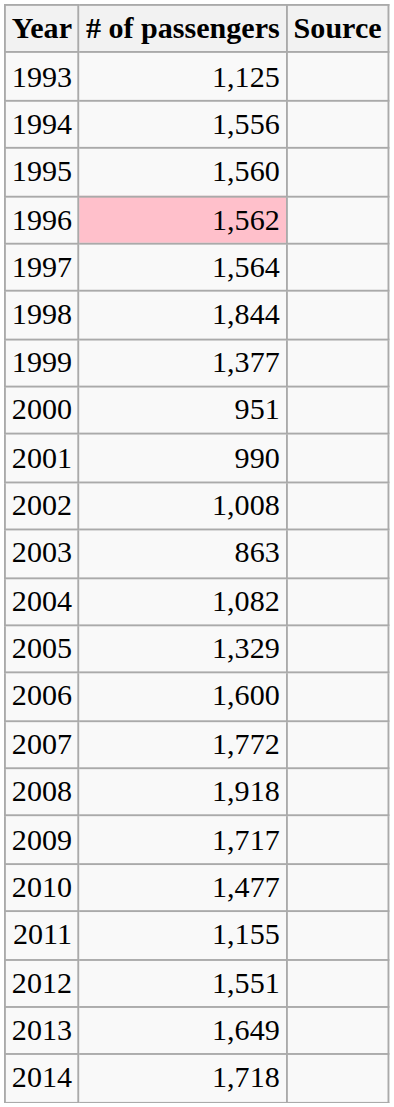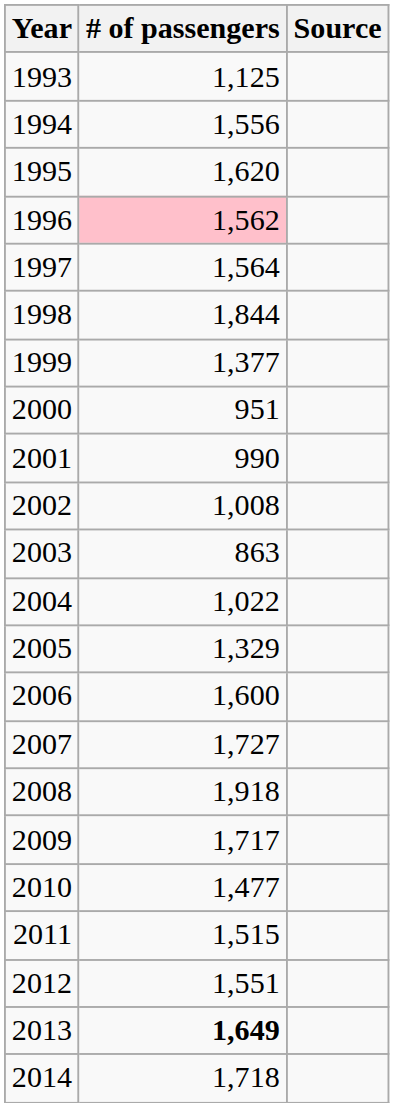(246, 171) 1,560 -> (246, 171) 1,620
(246, 600) 1,082 -> (246, 600) 1,022
(246, 743) 1,772 -> (246, 743) 1,727
(246, 934) 1,155 -> (246, 934) 1,515
(246, 1030) normal -> (246, 1030) bold
